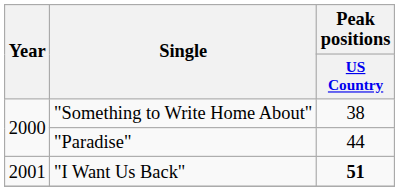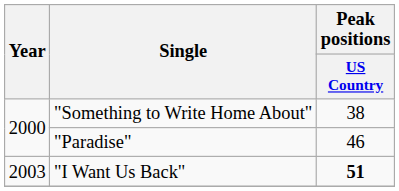(356, 142) 44 -> (356, 142) 46
(27, 171) 2001 -> (27, 171) 2003
